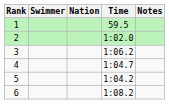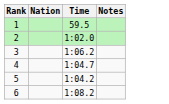- column: (48, 11)
